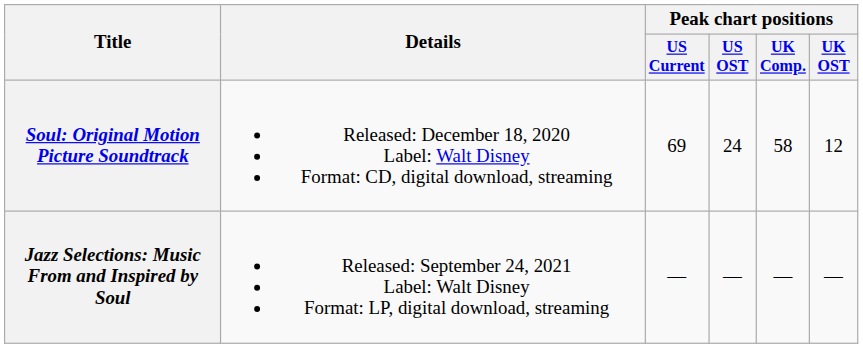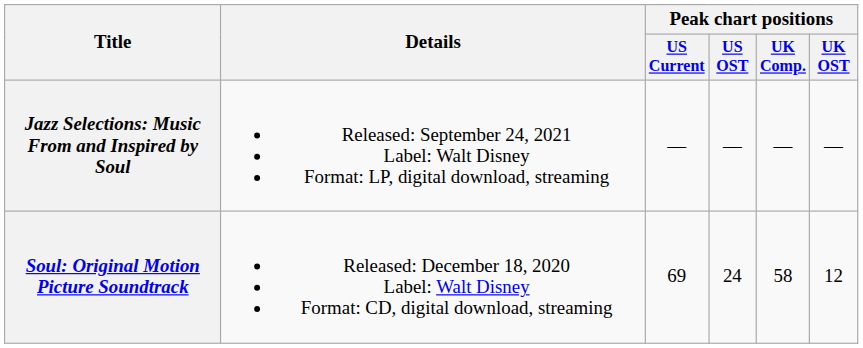rows swapped: (113, 145) <-> (113, 276)
